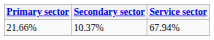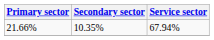(89, 27) 10.37% -> (89, 27) 10.35%
